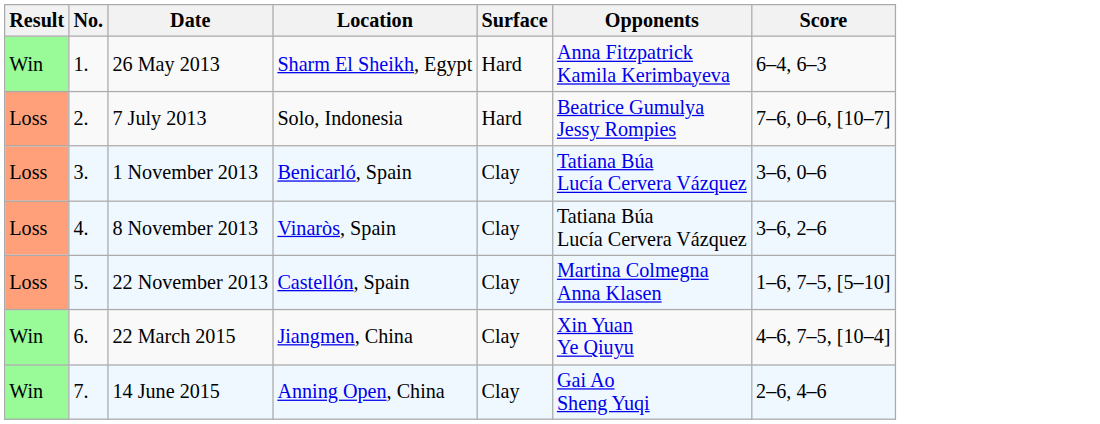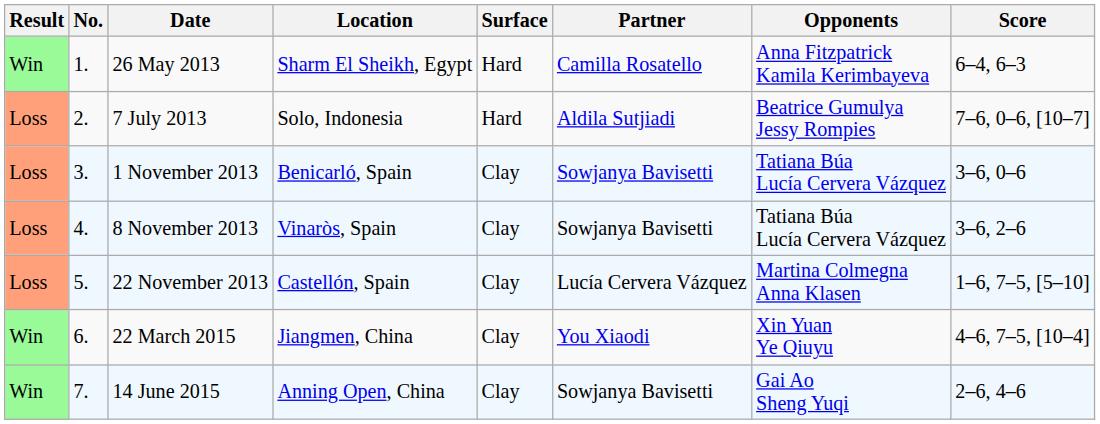+ column: (652, 20)
